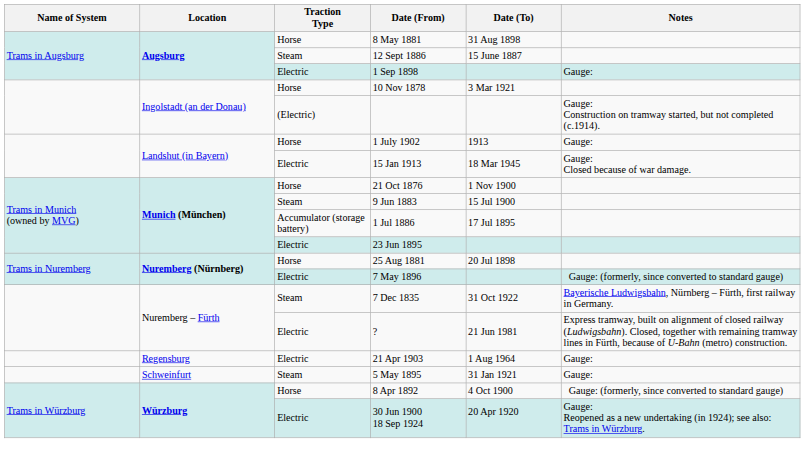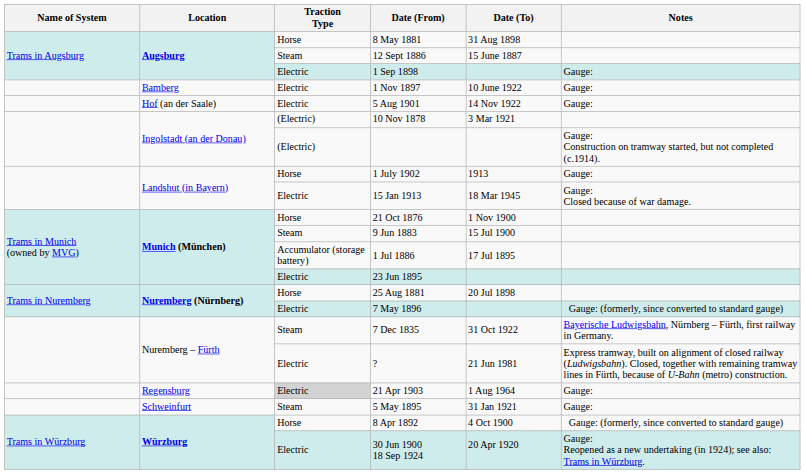+ row: (396, 87)
+ row: (396, 103)
(289, 87) Horse -> (296, 119) (Electric)
(293, 358) no background -> (293, 390) lightgrey background
